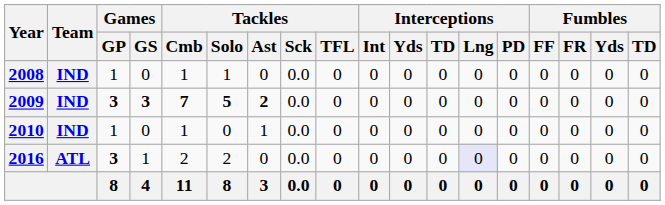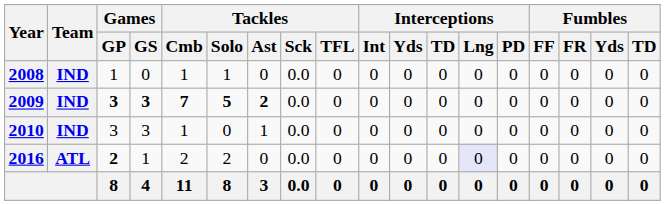(114, 130) 1 -> (114, 130) 3
(146, 130) 0 -> (146, 130) 3
(114, 158) 3 -> (114, 158) 2
